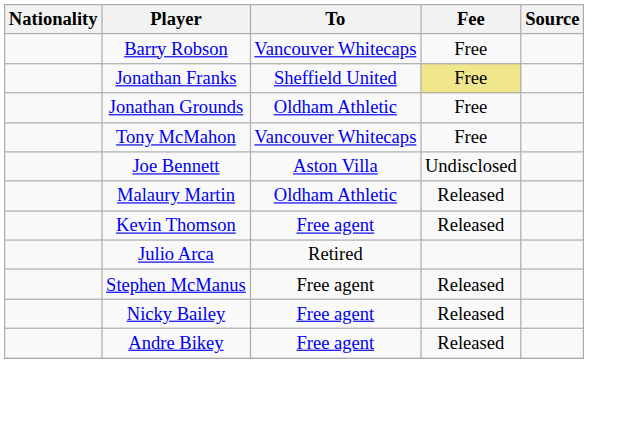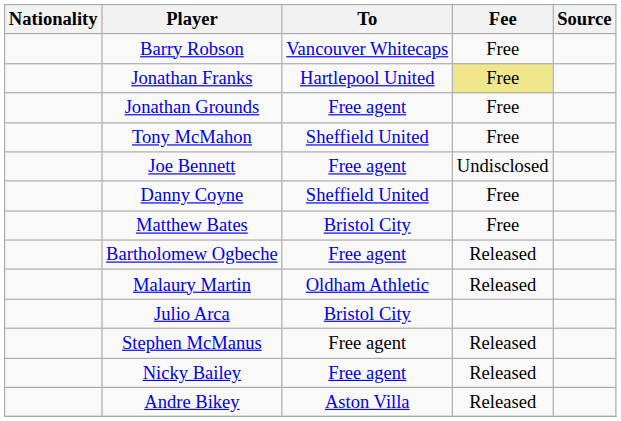(335, 78) Sheffield United -> (367, 78) Hartlepool United
(335, 107) Oldham Athletic -> (367, 107) Free agent
(335, 136) Vancouver Whitecaps -> (367, 136) Sheffield United
(335, 166) Aston Villa -> (367, 166) Free agent
+ row: (192, 195)
+ row: (192, 225)
+ row: (192, 254)
- row: (176, 225)
(335, 254) Retired -> (367, 313) Bristol City
(335, 343) Free agent -> (367, 401) Aston Villa
